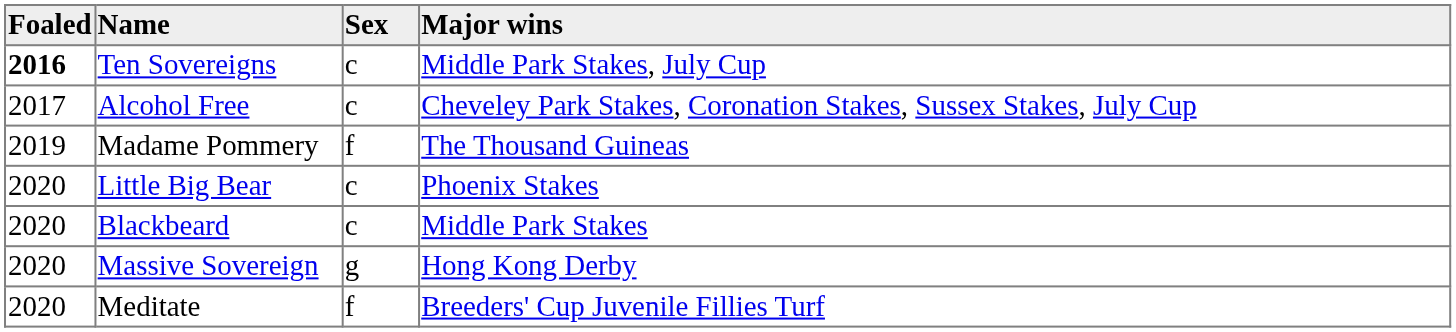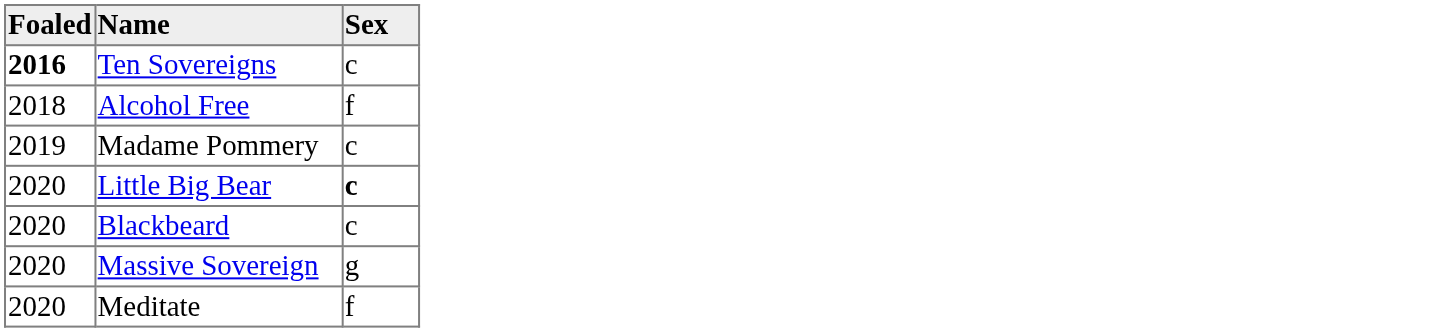- column: (492, 24)
(37, 104) 2017 -> (37, 104) 2018
(351, 104) c -> (350, 104) f
(350, 145) f -> (351, 145) c
(351, 185) normal -> (351, 185) bold
